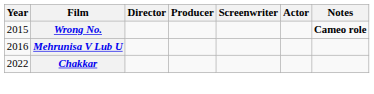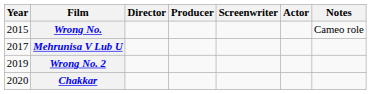(340, 30) bold -> (339, 30) normal
(18, 47) 2016 -> (18, 47) 2017
+ row: (78, 64)
(18, 64) 2022 -> (18, 81) 2020
